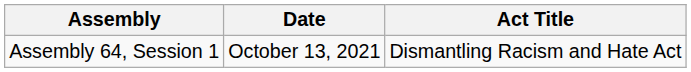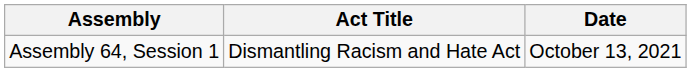columns swapped: (535, 20) <-> (304, 20)
